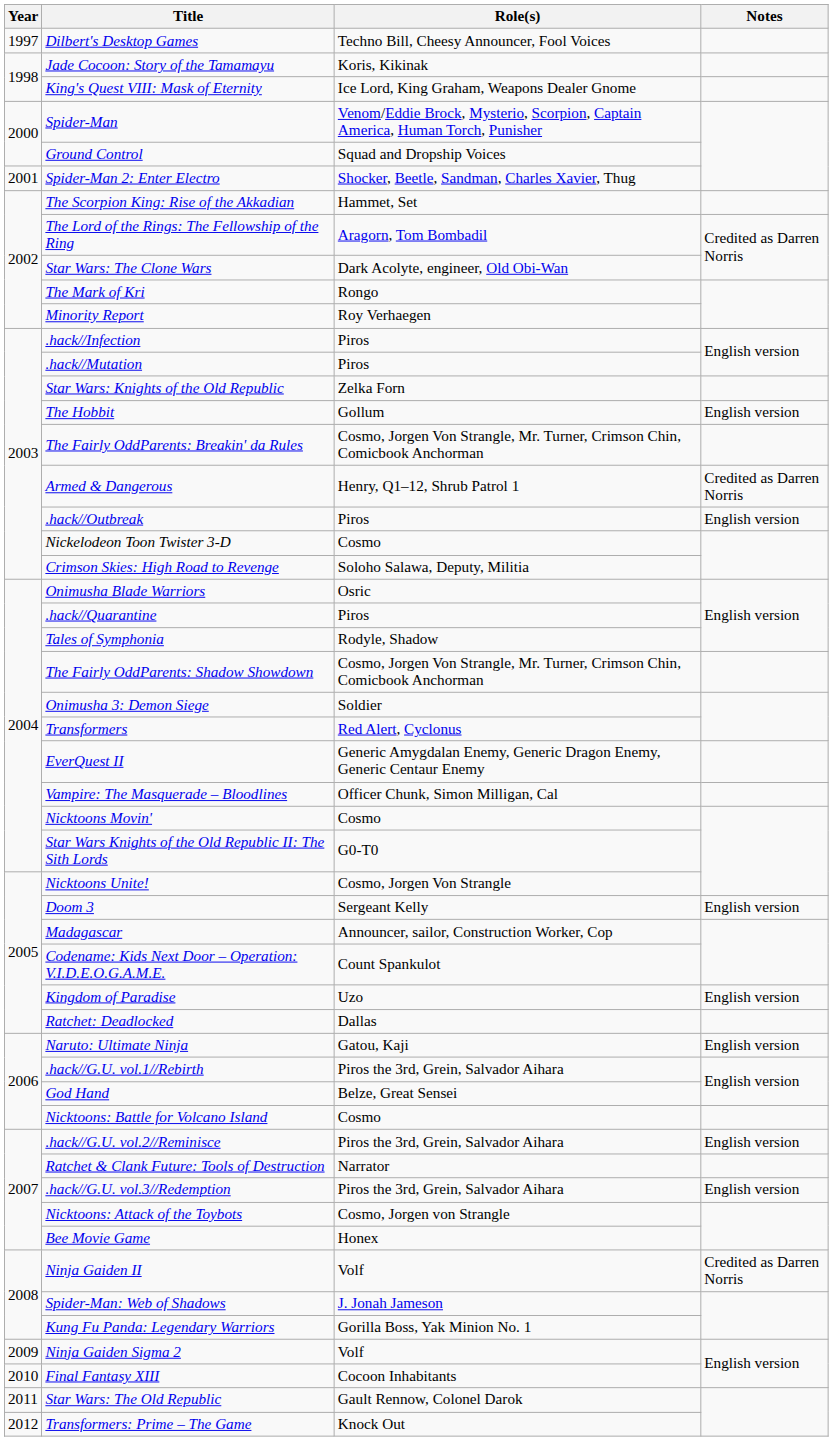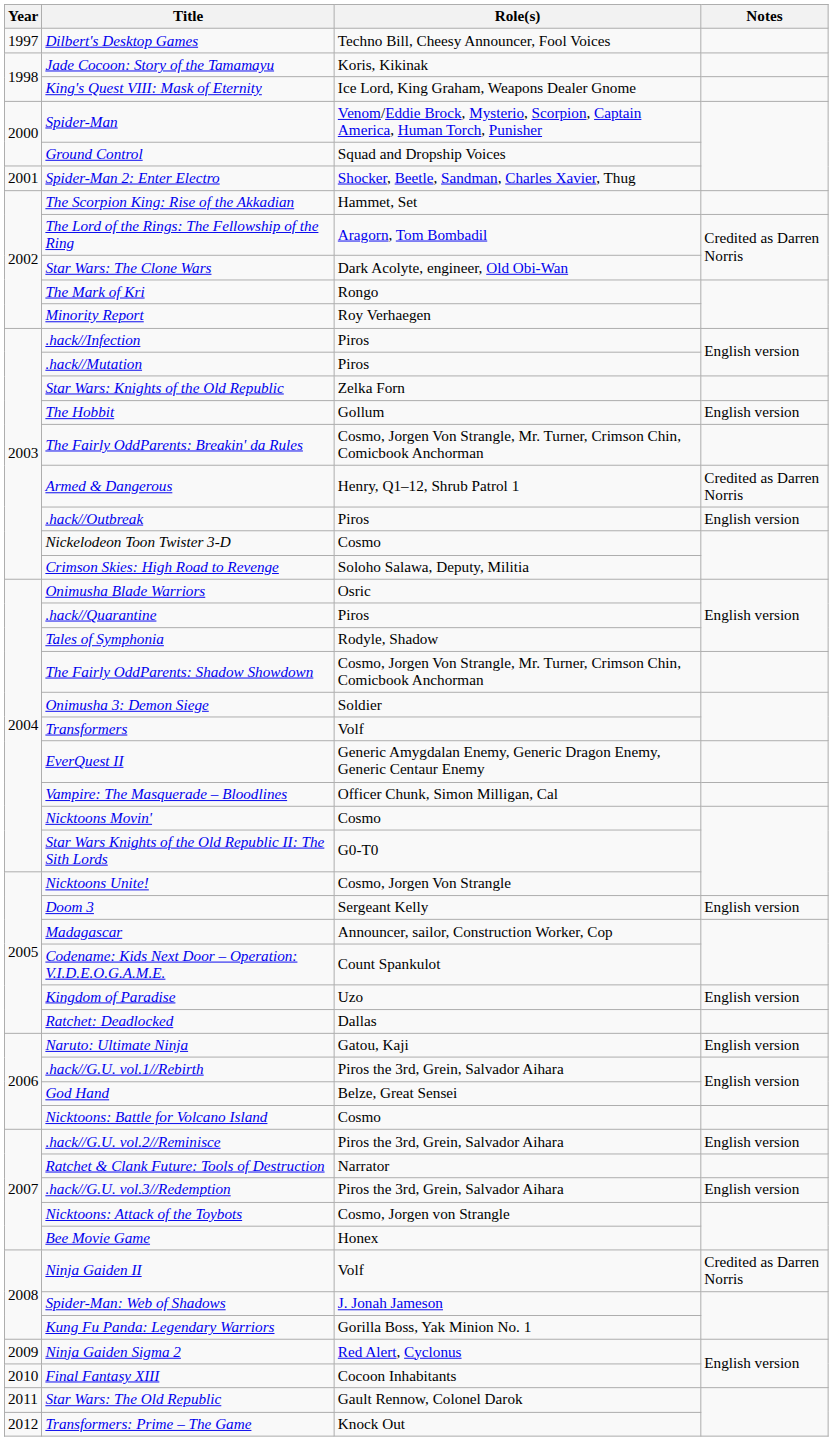(400, 728) Red Alert, Cyclonus -> (351, 728) Volf
(351, 1351) Volf -> (400, 1351) Red Alert, Cyclonus
